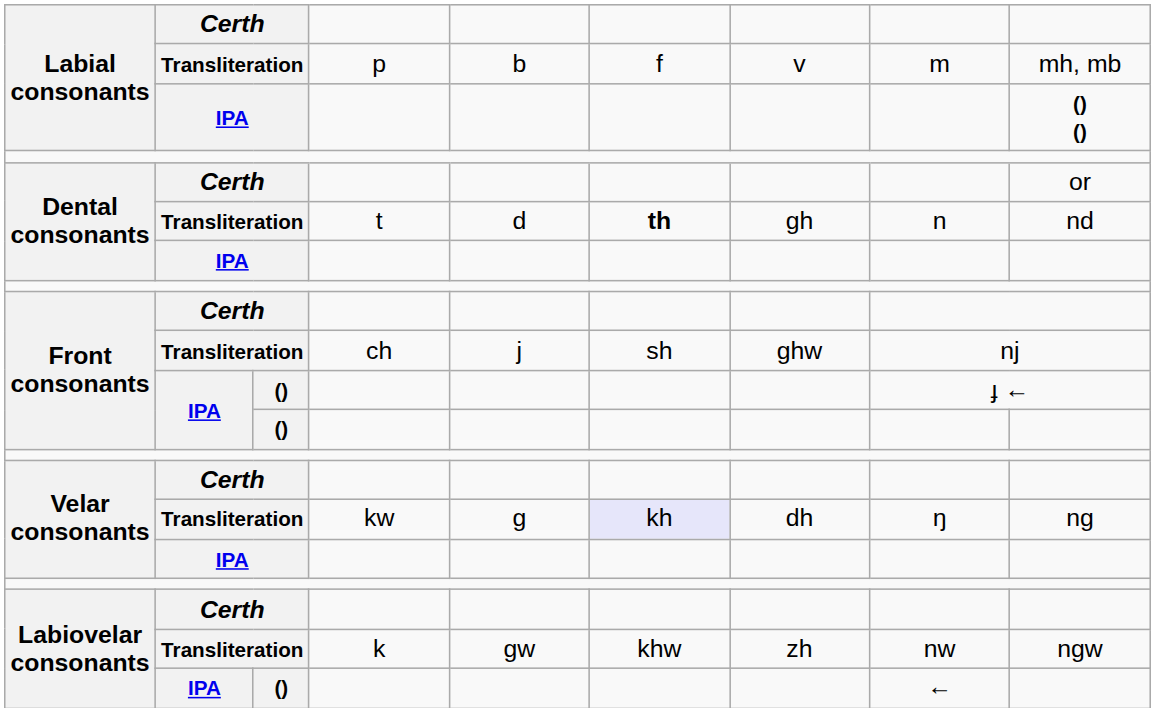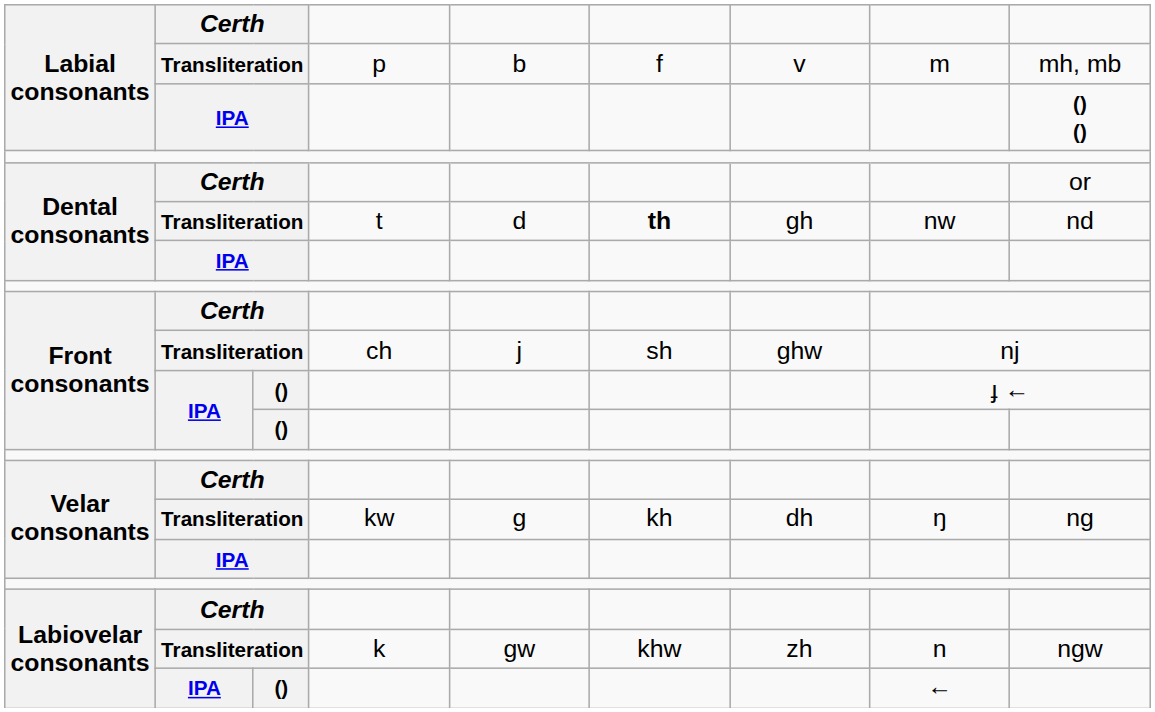(940, 220) n -> (940, 220) nw
(659, 519) lavender background -> (659, 519) no background
(940, 648) nw -> (940, 648) n
